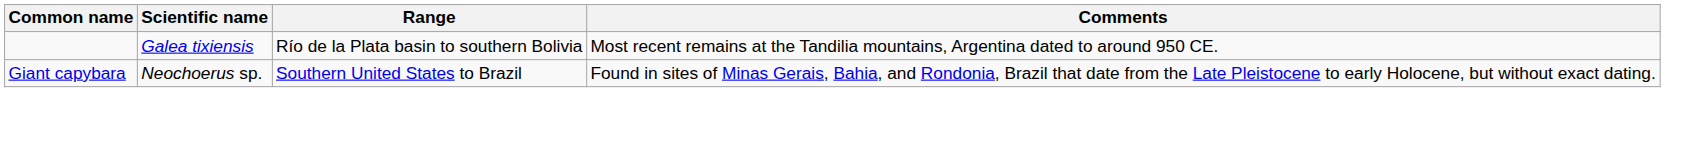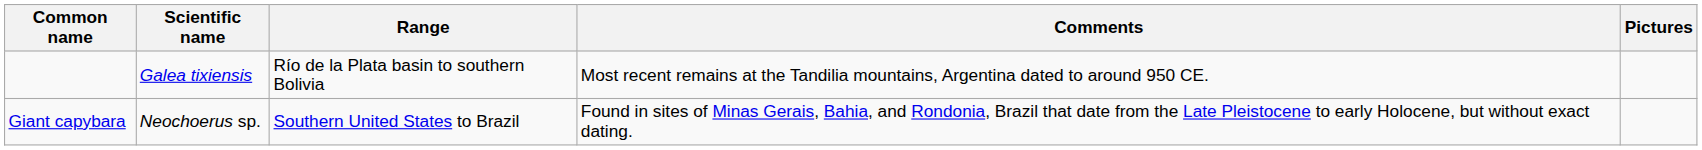+ column: (1659, 27)
